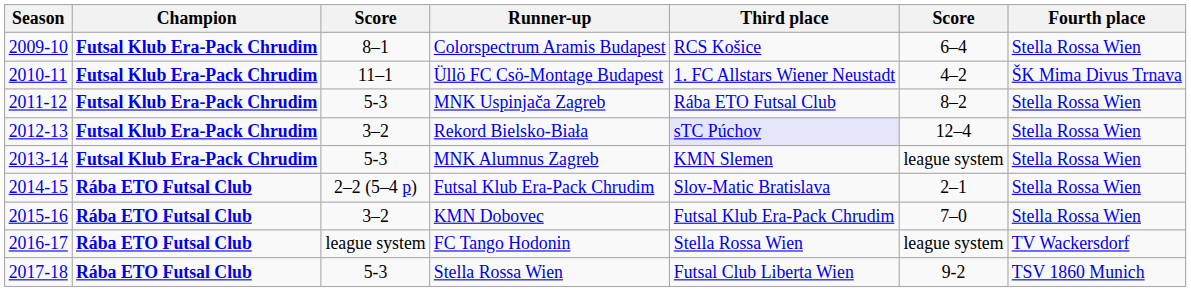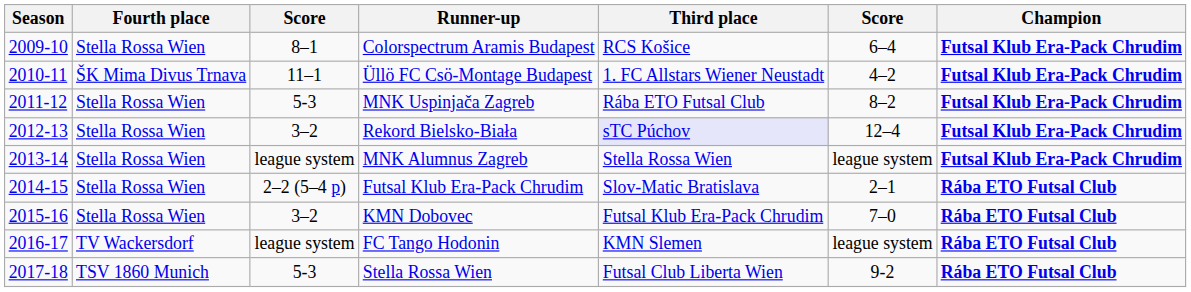columns swapped: (197, 18) <-> (1097, 18)
(376, 159) 5-3 -> (305, 159) league system
(723, 159) KMN Slemen -> (667, 159) Stella Rossa Wien
(738, 243) Stella Rossa Wien -> (652, 243) KMN Slemen
